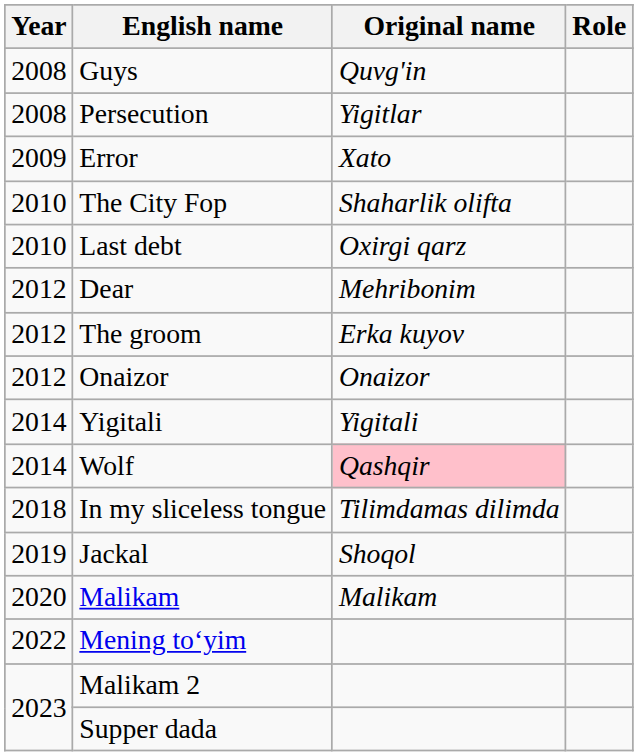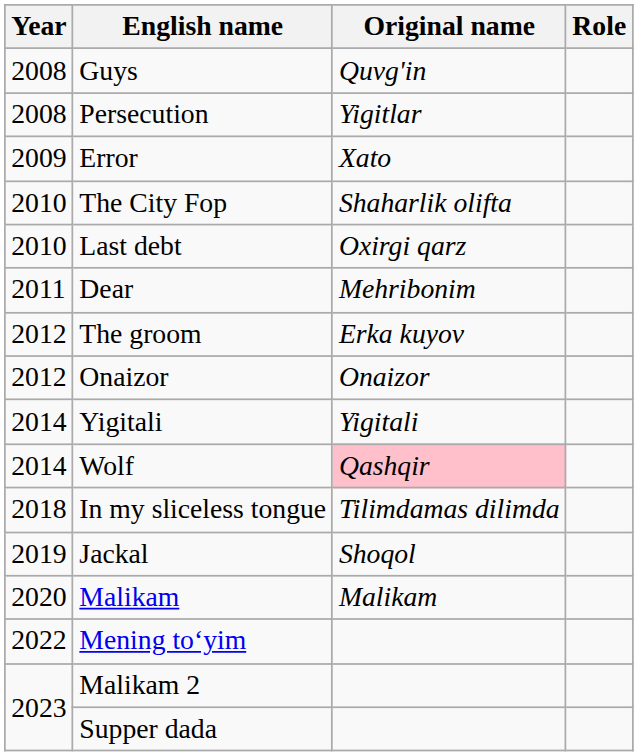(39, 289) 2012 -> (38, 289) 2011
